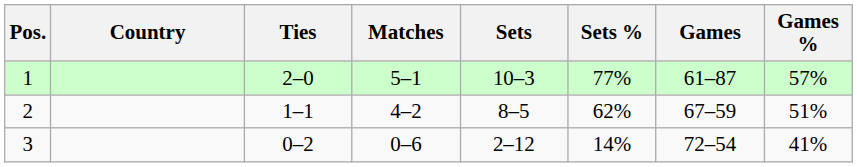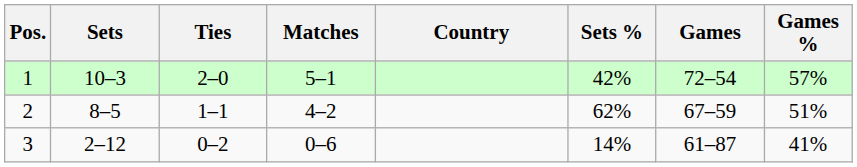columns swapped: (148, 32) <-> (514, 32)
(612, 77) 77% -> (612, 77) 42%
(710, 77) 61–87 -> (710, 77) 72–54
(710, 144) 72–54 -> (710, 144) 61–87
